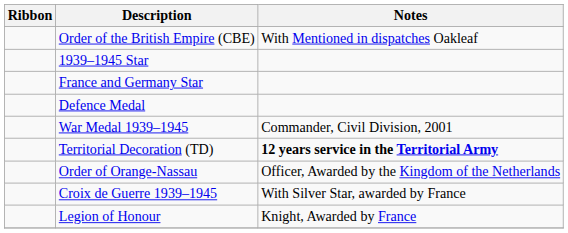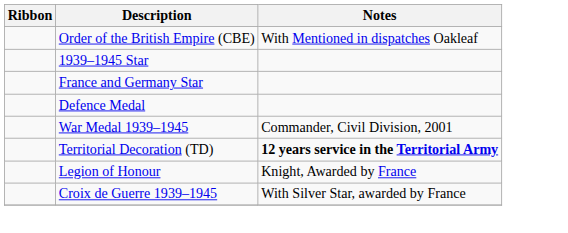- row: (128, 171)
rows swapped: (110, 216) <-> (138, 194)
